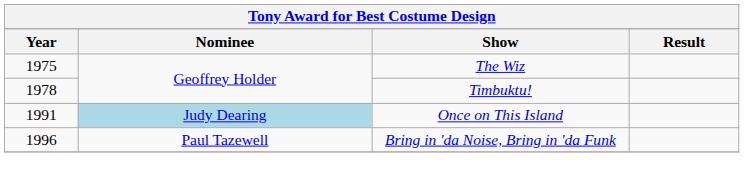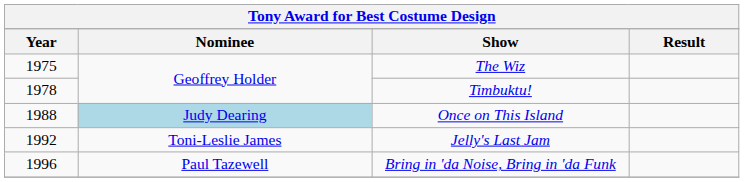(41, 115) 1991 -> (41, 115) 1988
+ row: (500, 139)
